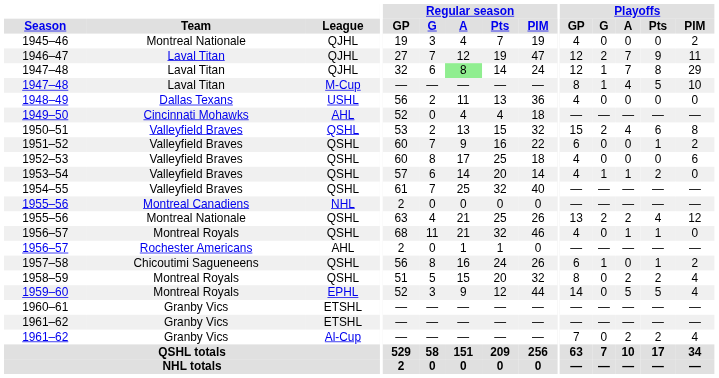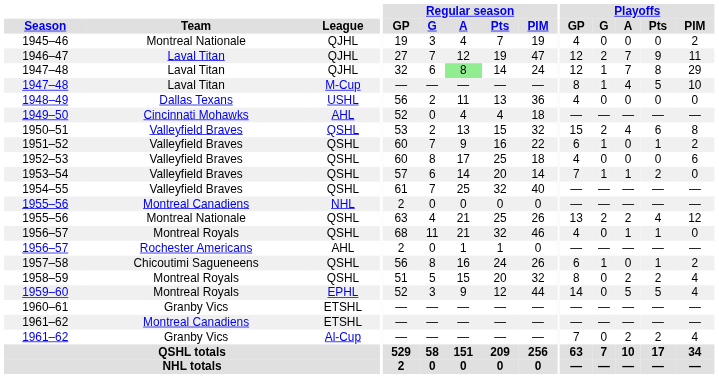(604, 144) 0 -> (604, 144) 1
(576, 174) 4 -> (576, 174) 7
(196, 322) Granby Vics -> (196, 322) Montreal Canadiens
